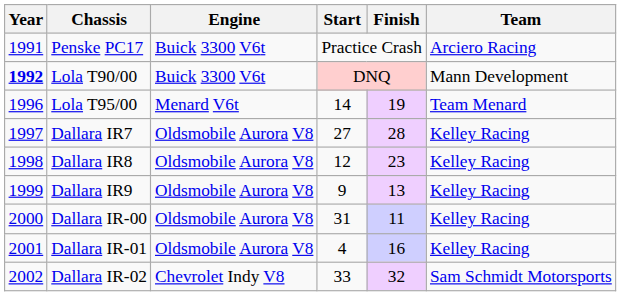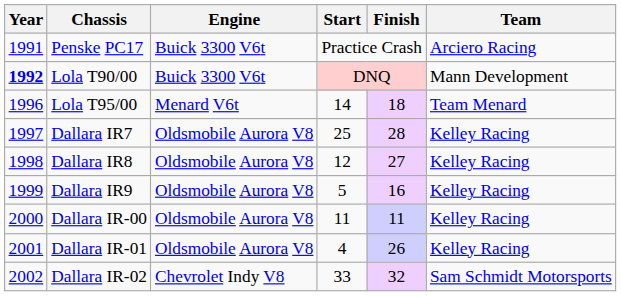(396, 104) 19 -> (396, 104) 18
(342, 133) 27 -> (342, 133) 25
(396, 161) 23 -> (396, 161) 27
(342, 190) 9 -> (342, 190) 5
(396, 190) 13 -> (396, 190) 16
(342, 218) 31 -> (342, 218) 11
(396, 247) 16 -> (396, 247) 26
